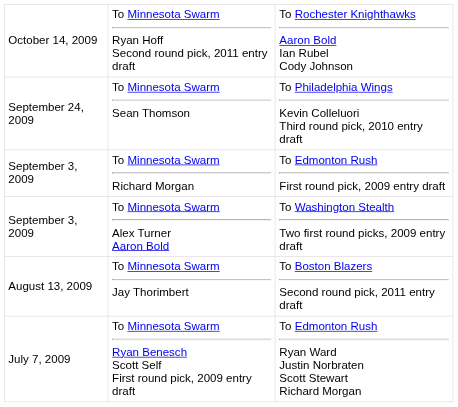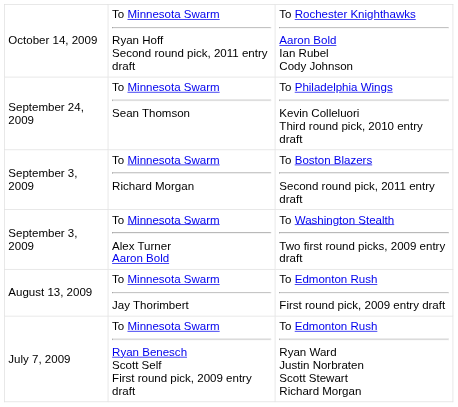(364, 173) To Edmonton Rush First round pick, 2009 entry draft -> (364, 179) To Boston Blazers Second round pick, 2011 entry draft
(364, 286) To Boston Blazers Second round pick, 2011 entry draft -> (364, 292) To Edmonton Rush First round pick, 2009 entry draft
